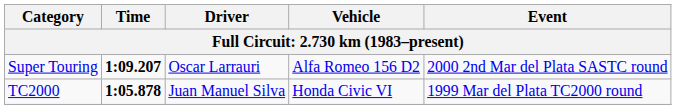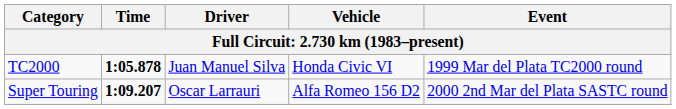rows swapped: (34, 91) <-> (53, 66)
